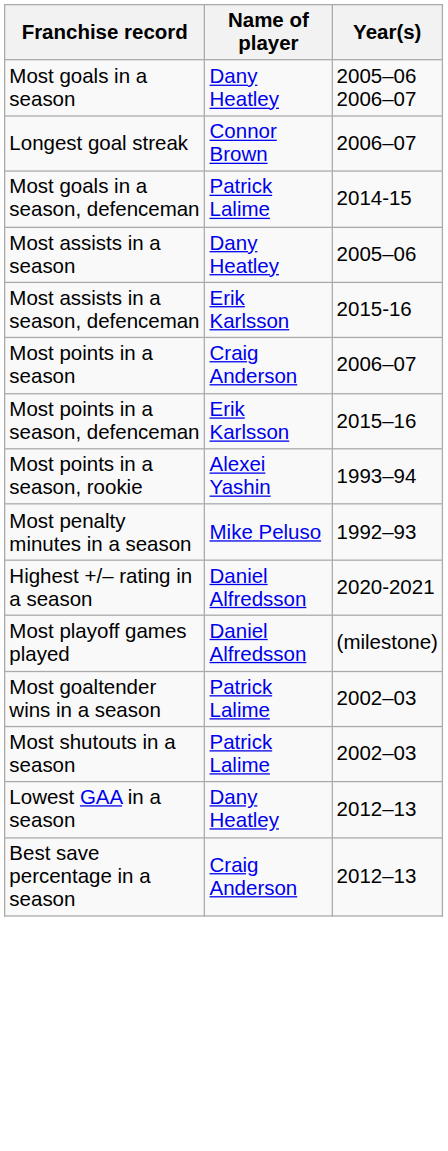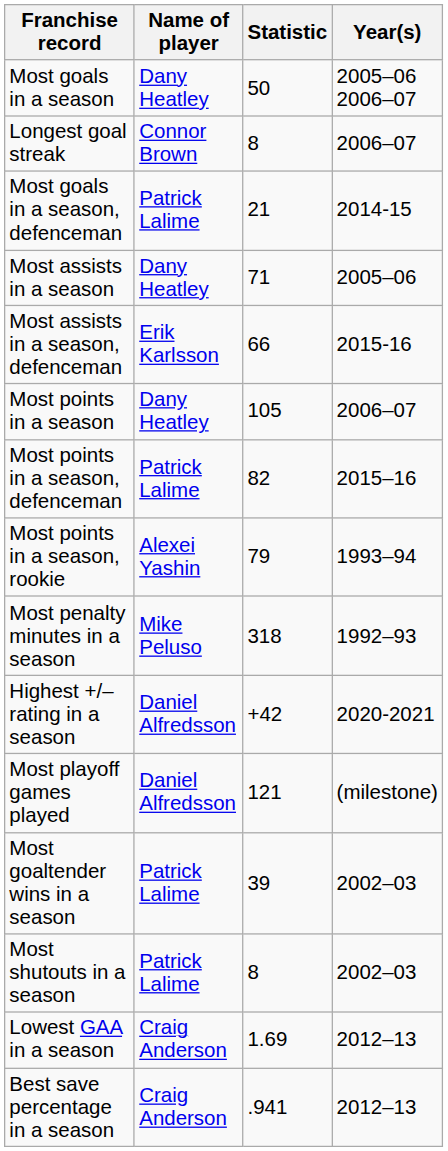+ column: (287, 32)
(253, 365) Craig Anderson -> (174, 411) Dany Heatley
(249, 420) Erik Karlsson -> (171, 478) Patrick Lalime
(244, 809) Dany Heatley -> (183, 1039) Craig Anderson
